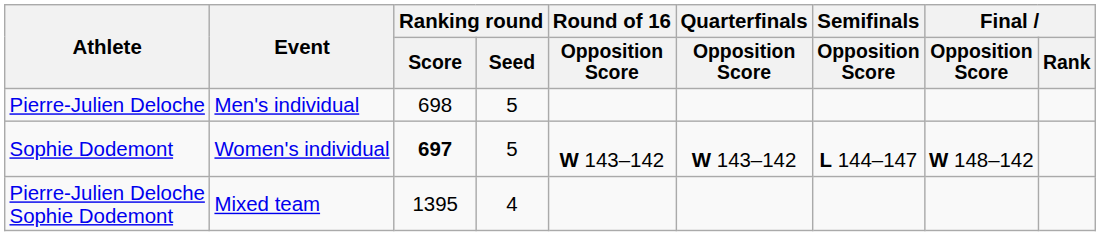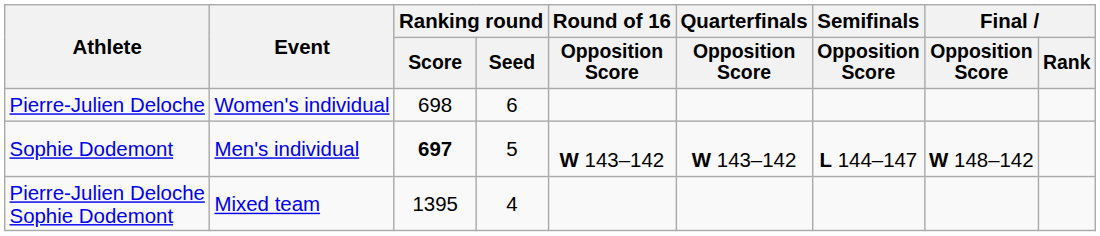(287, 105) Men's individual -> (302, 105) Women's individual
(512, 105) 5 -> (512, 105) 6
(302, 149) Women's individual -> (287, 149) Men's individual
